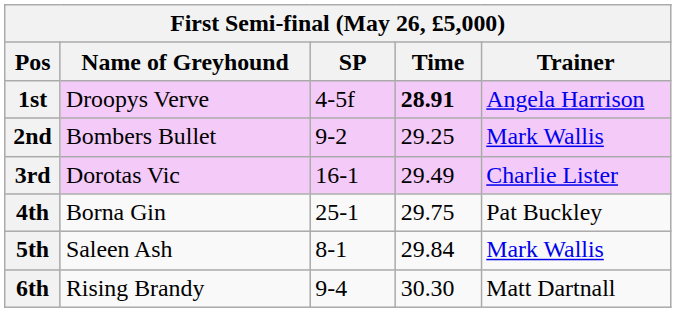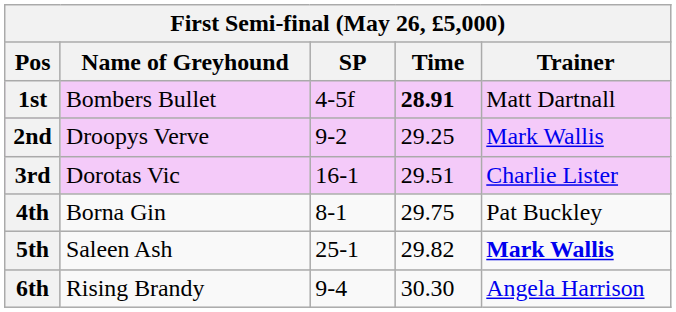(138, 99) Droopys Verve -> (141, 99) Bombers Bullet
(565, 99) Angela Harrison -> (551, 99) Matt Dartnall
(141, 136) Bombers Bullet -> (138, 136) Droopys Verve
(428, 174) 29.49 -> (428, 174) 29.51
(337, 212) 25-1 -> (331, 212) 8-1
(331, 250) 8-1 -> (337, 250) 25-1
(428, 250) 29.84 -> (428, 250) 29.82
(545, 250) normal -> (550, 250) bold
(551, 288) Matt Dartnall -> (565, 288) Angela Harrison
